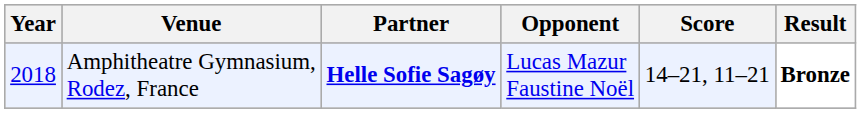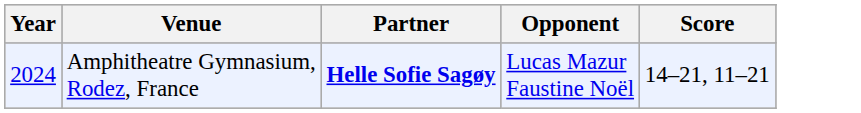- column: (815, 23)
(33, 75) 2018 -> (33, 75) 2024
